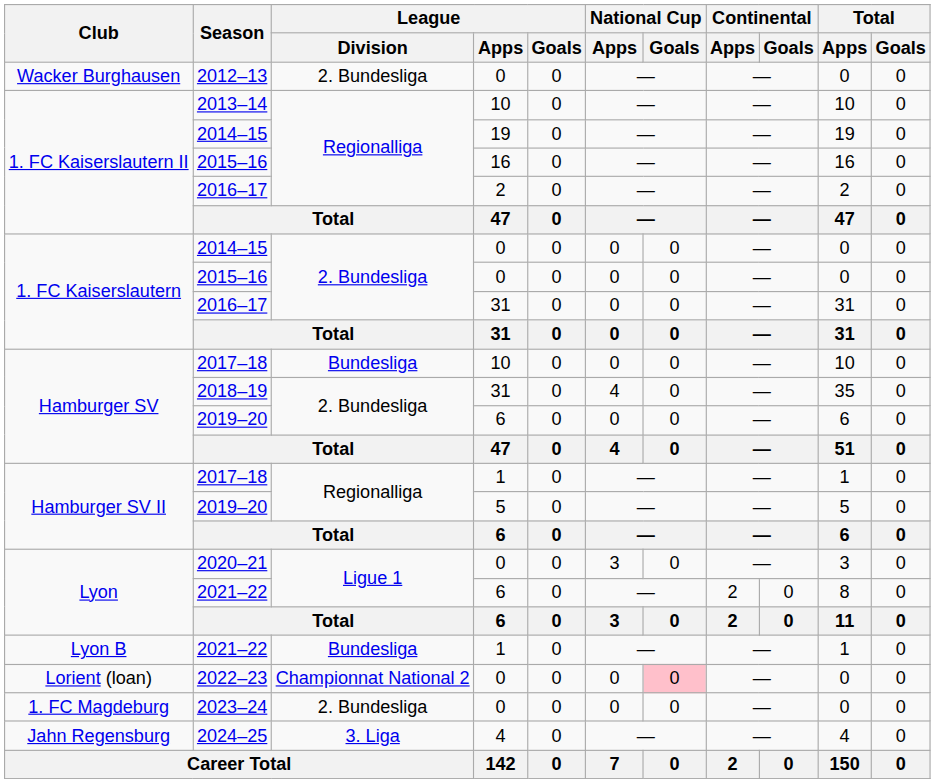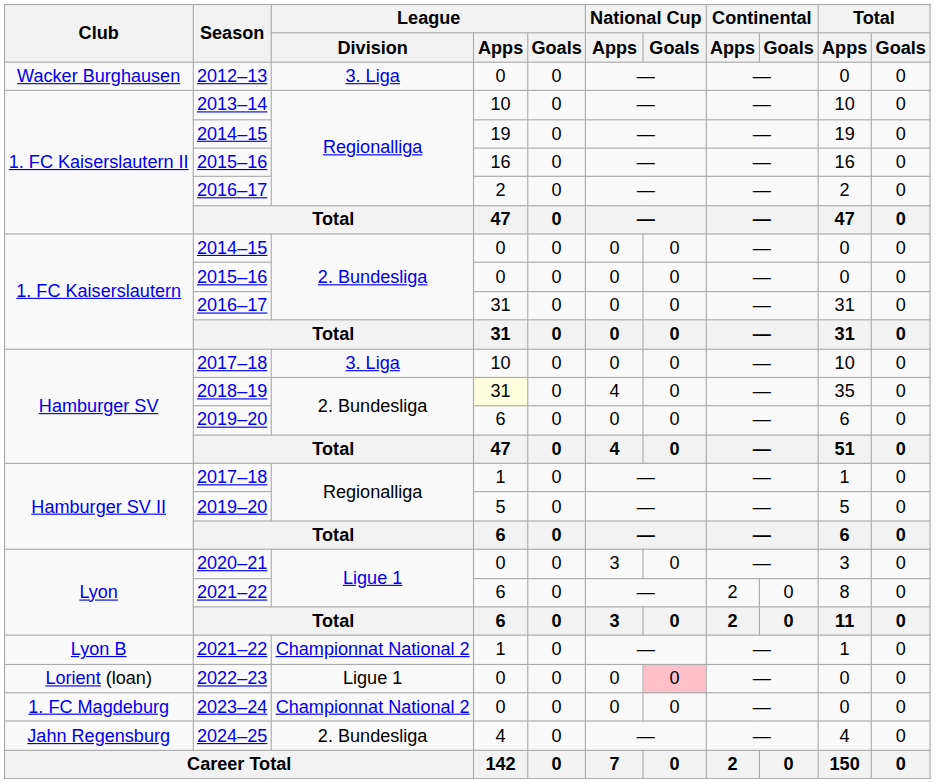(373, 76) 2. Bundesliga -> (373, 76) 3. Liga
(373, 362) Bundesliga -> (373, 362) 3. Liga
(501, 391) no background -> (501, 391) lightyellow background
(373, 649) Bundesliga -> (373, 649) Championnat National 2
(373, 678) Championnat National 2 -> (373, 678) Ligue 1
(373, 707) 2. Bundesliga -> (373, 707) Championnat National 2
(373, 735) 3. Liga -> (373, 735) 2. Bundesliga
